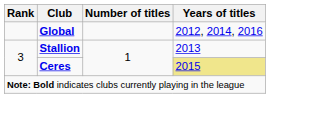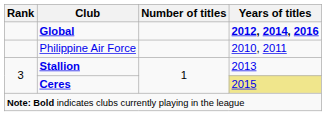(219, 31) normal -> (275, 31) bold
+ row: (88, 48)
